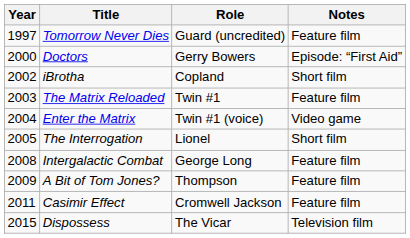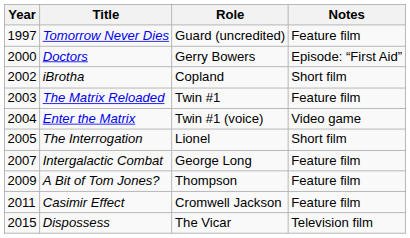(22, 160) 2008 -> (22, 160) 2007
